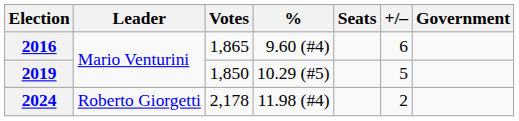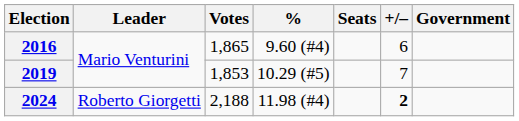(229, 73) 1,850 -> (229, 73) 1,853
(404, 73) 5 -> (404, 73) 7
(229, 101) 2,178 -> (229, 101) 2,188
(404, 101) normal -> (404, 101) bold
